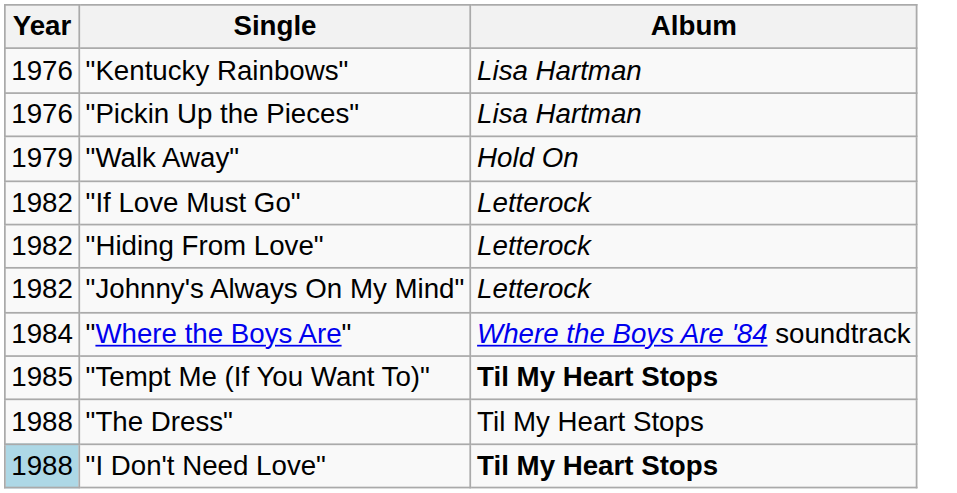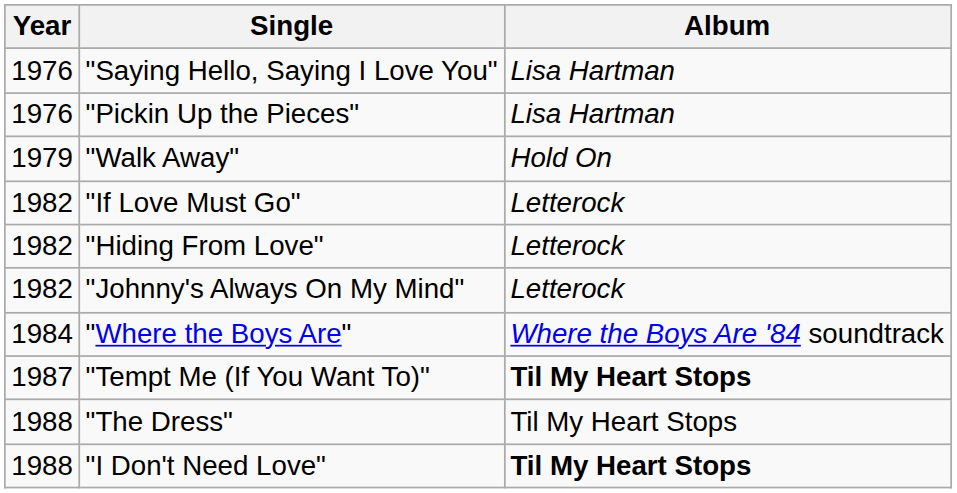- row: (217, 70)
+ row: (292, 70)
(42, 377) 1985 -> (42, 377) 1987
(42, 465) lightblue background -> (42, 465) no background
